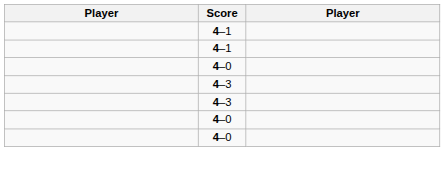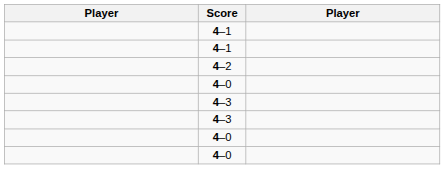+ row: (101, 67)
